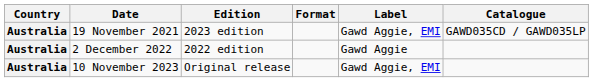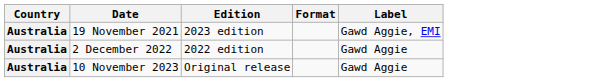- column: (516, 13)
(391, 67) Gawd Aggie, EMI -> (374, 67) Gawd Aggie
